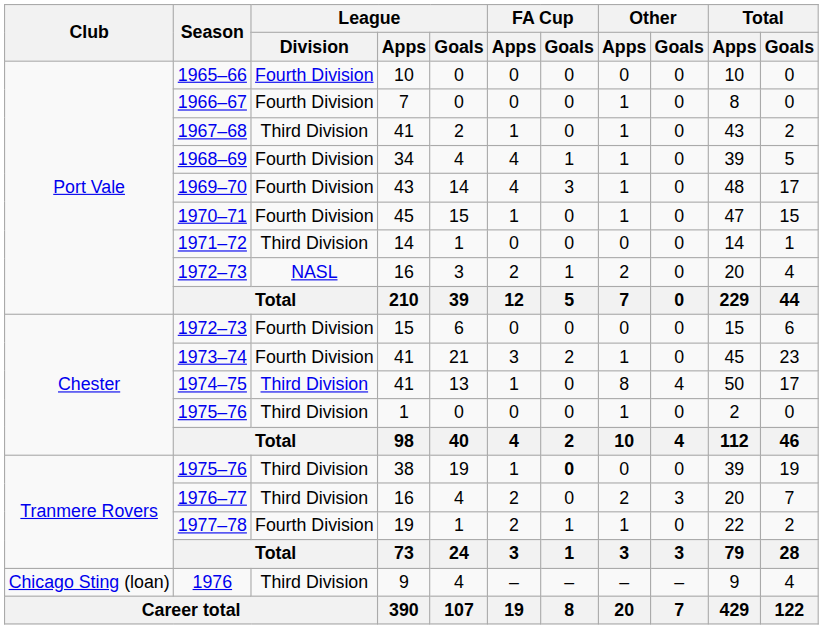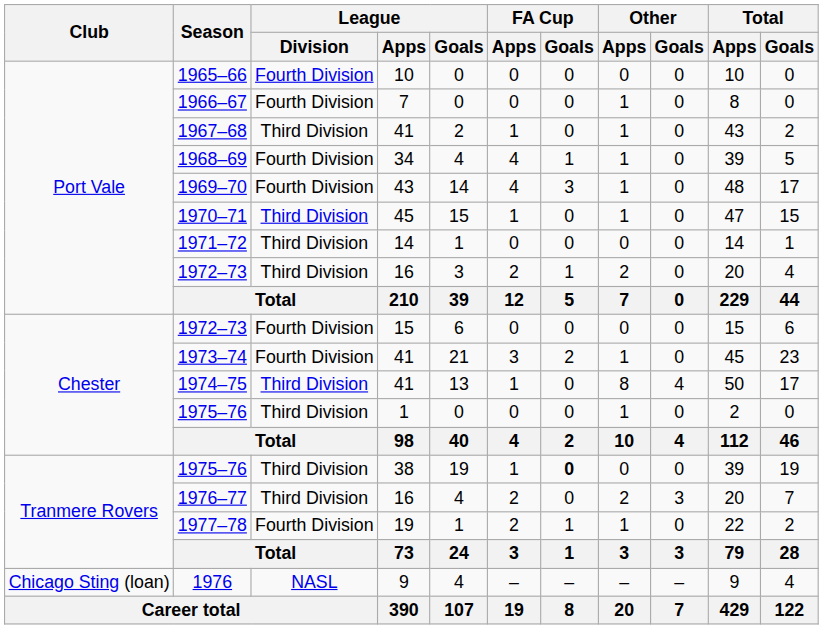(314, 215) Fourth Division -> (314, 215) Third Division
(314, 272) NASL -> (314, 272) Third Division
(314, 581) Third Division -> (314, 581) NASL
